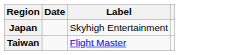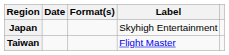+ column: (92, 12)
